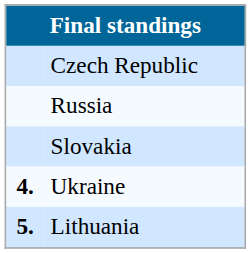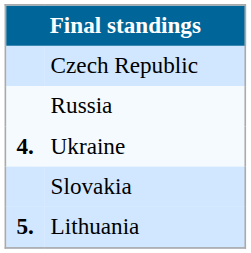rows swapped: (91, 146) <-> (88, 186)
